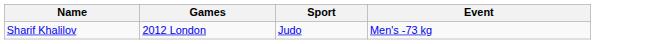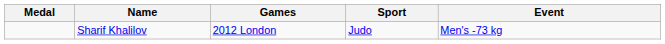+ column: (39, 13)
